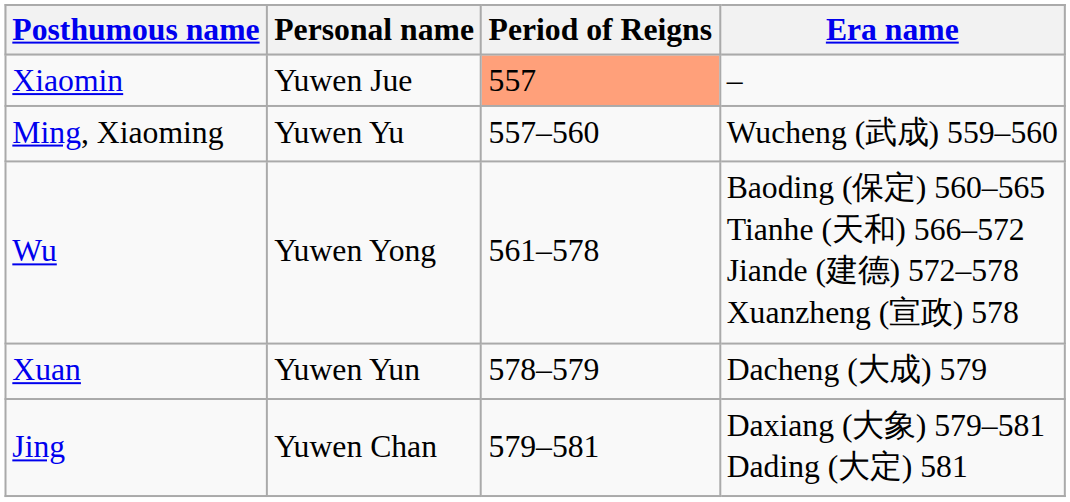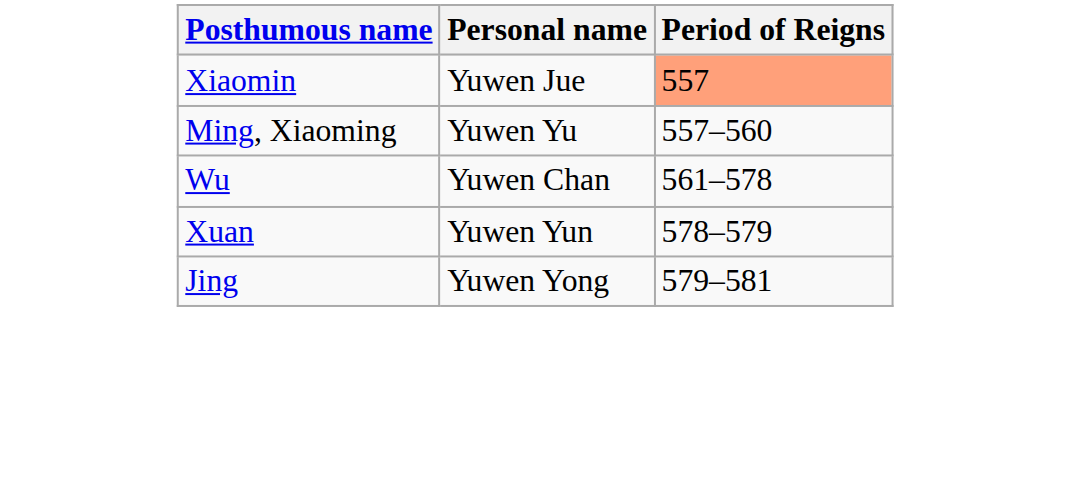- column: (892, 29)
(355, 251) Yuwen Yong -> (529, 180) Yuwen Chan
(356, 447) Yuwen Chan -> (528, 280) Yuwen Yong
